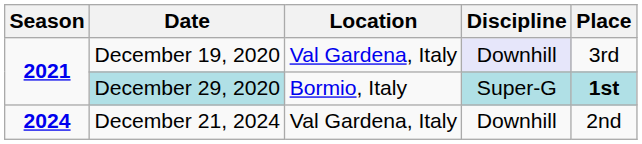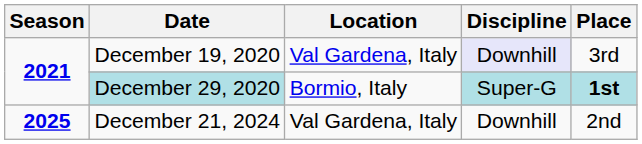(47, 121) 2024 -> (47, 121) 2025
